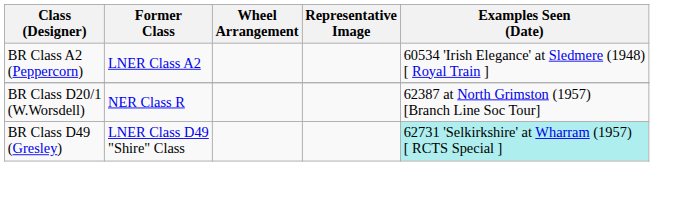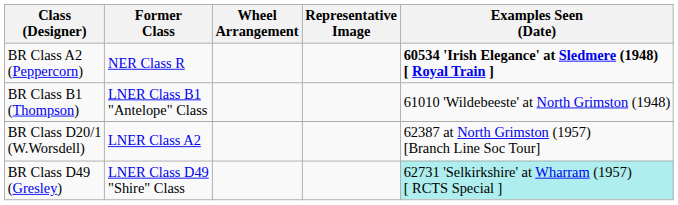(154, 63) LNER Class A2 -> (146, 63) NER Class R
(524, 63) normal -> (531, 63) bold
+ row: (45, 102)
(146, 102) NER Class R -> (154, 141) LNER Class A2
